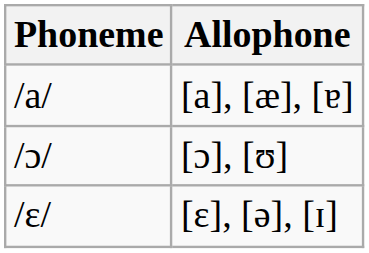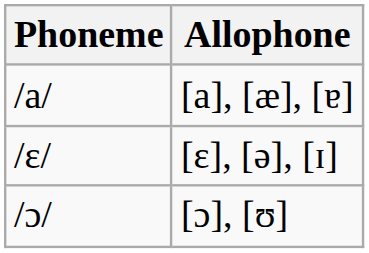rows swapped: (259, 214) <-> (235, 154)
